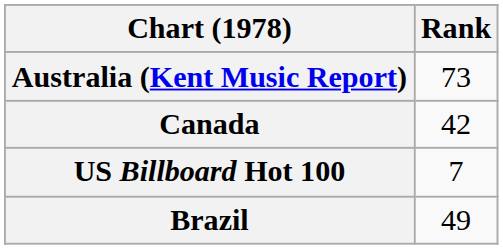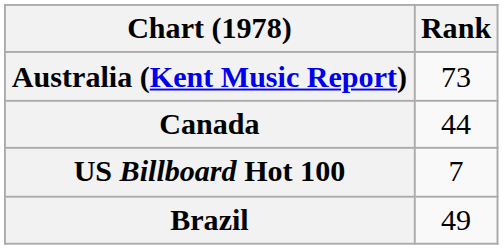(456, 123) 42 -> (456, 123) 44
